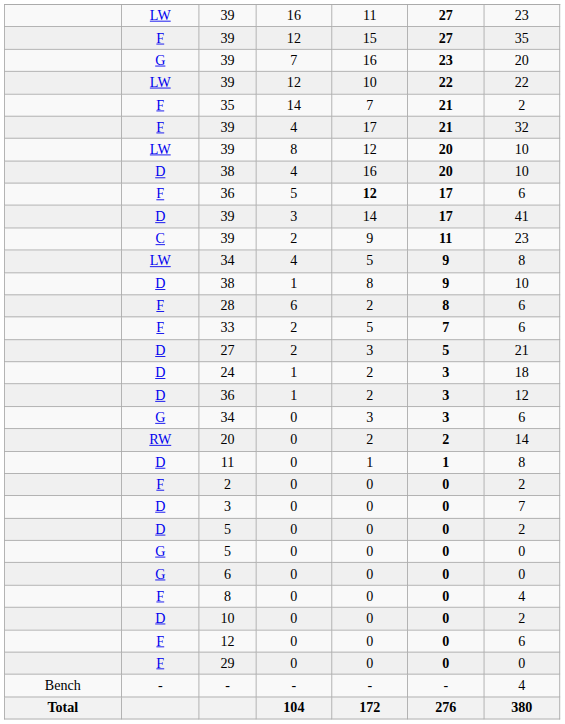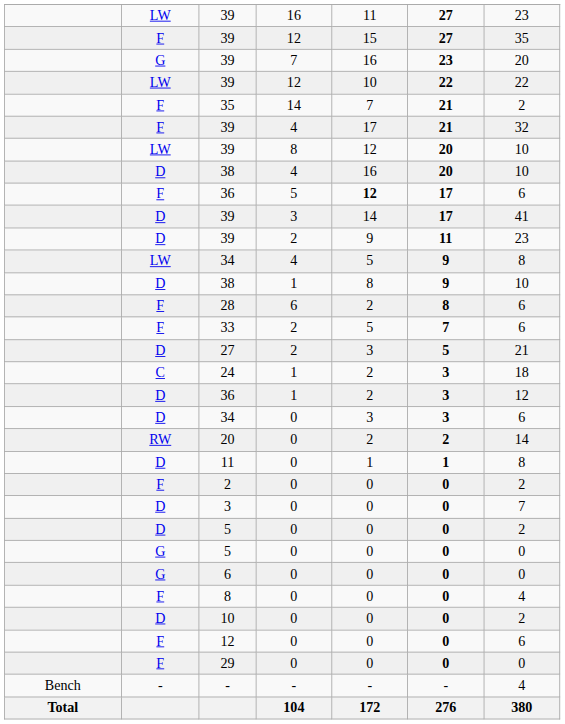(160, 238) C -> (160, 238) D
(160, 372) D -> (160, 372) C
(160, 417) G -> (160, 417) D
